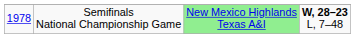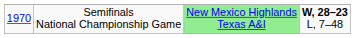(19, 19) 1978 -> (19, 19) 1970
